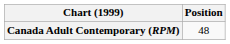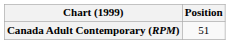(204, 30) 48 -> (204, 30) 51
